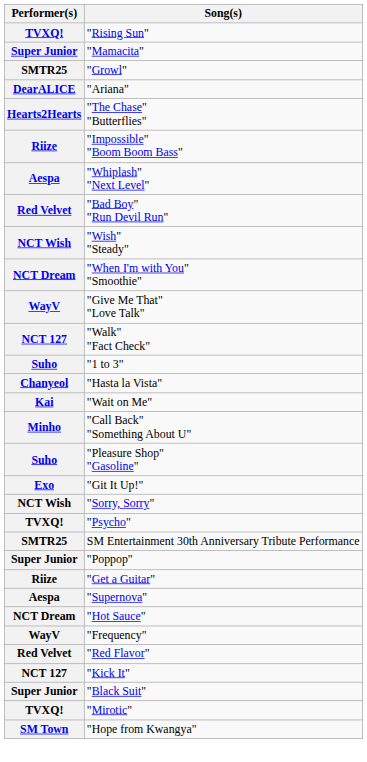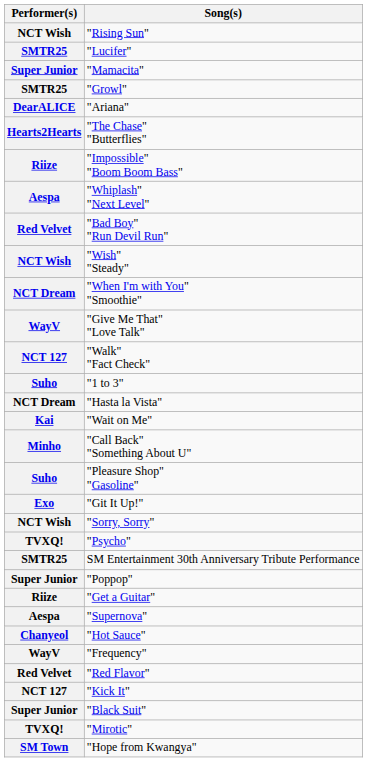(44, 32) TVXQ! -> (44, 32) NCT Wish
+ row: (109, 51)
(44, 383) Chanyeol -> (44, 402) NCT Dream
(44, 616) NCT Dream -> (44, 635) Chanyeol
